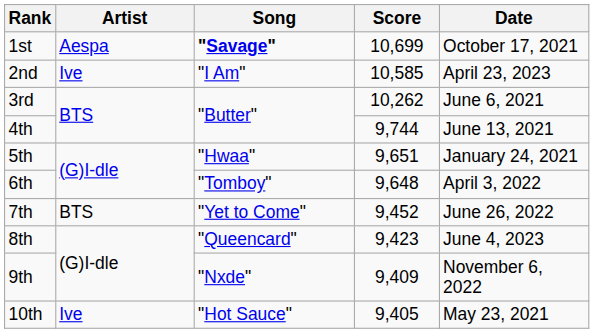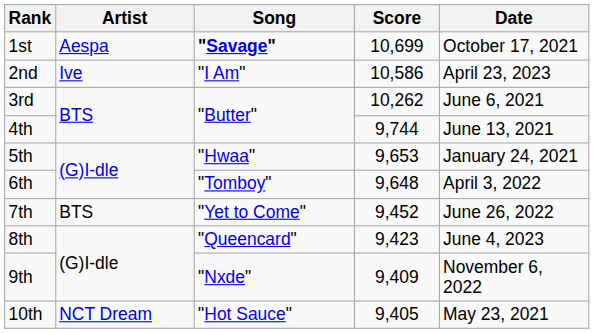(397, 73) 10,585 -> (397, 73) 10,586
(397, 156) 9,651 -> (397, 156) 9,653
(71, 314) Ive -> (106, 314) NCT Dream
